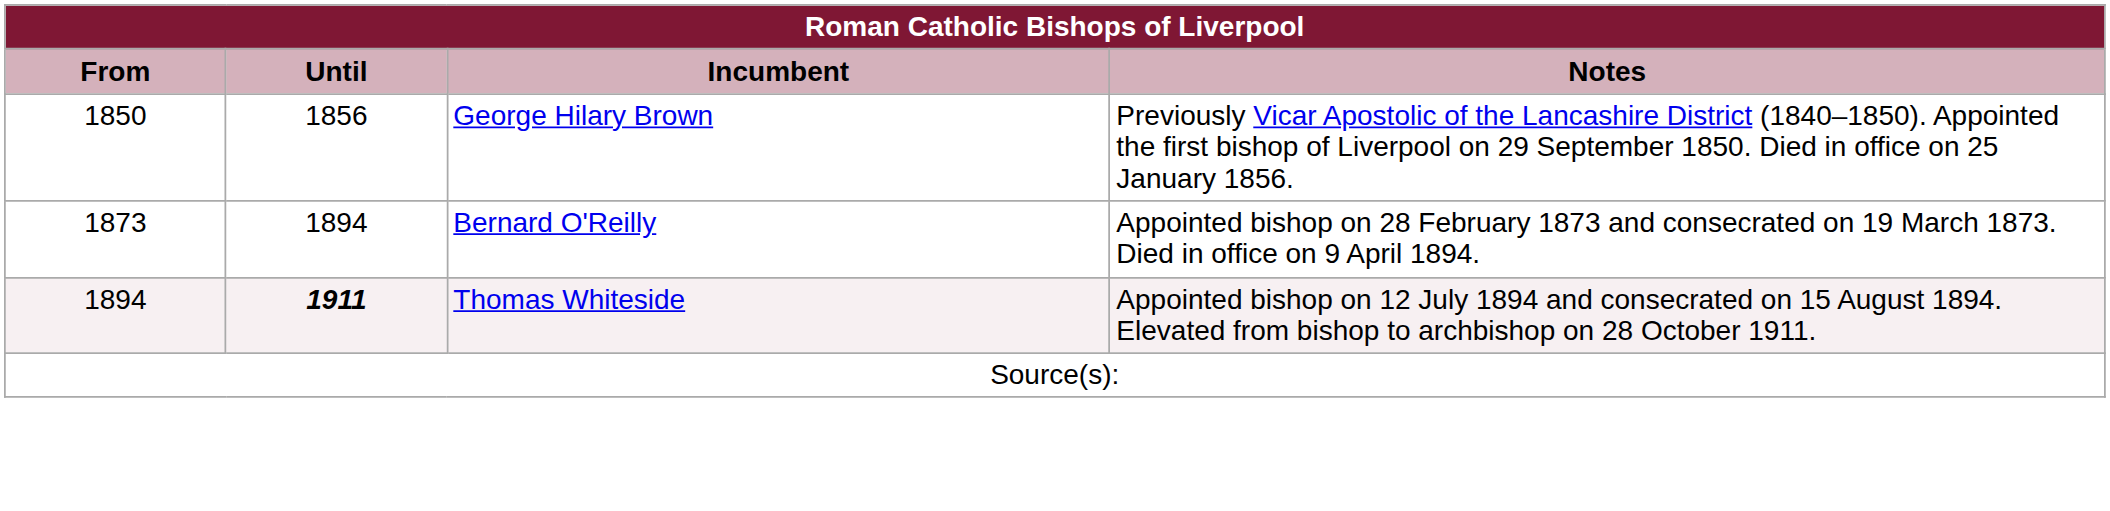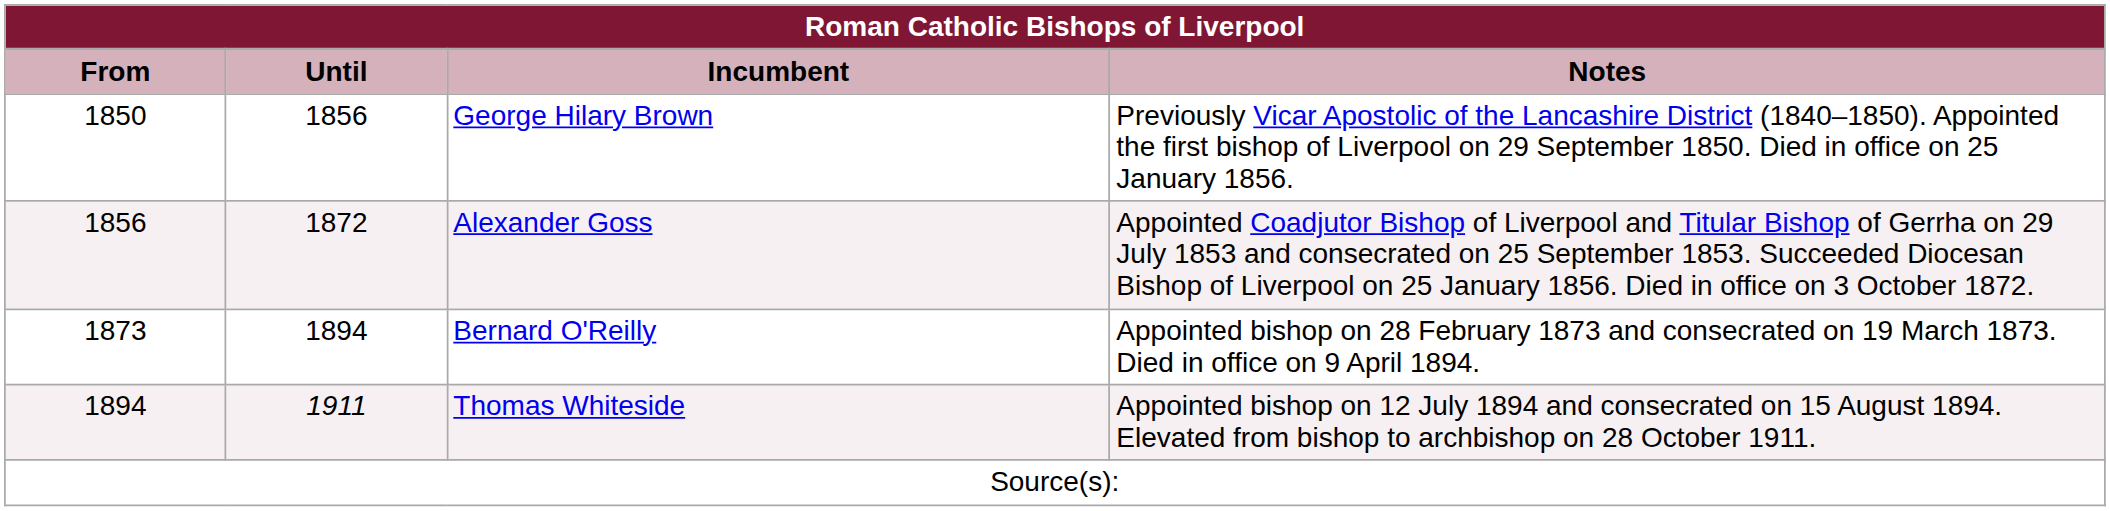+ row: (553, 222)
(336, 298) bold -> (336, 406) normal
